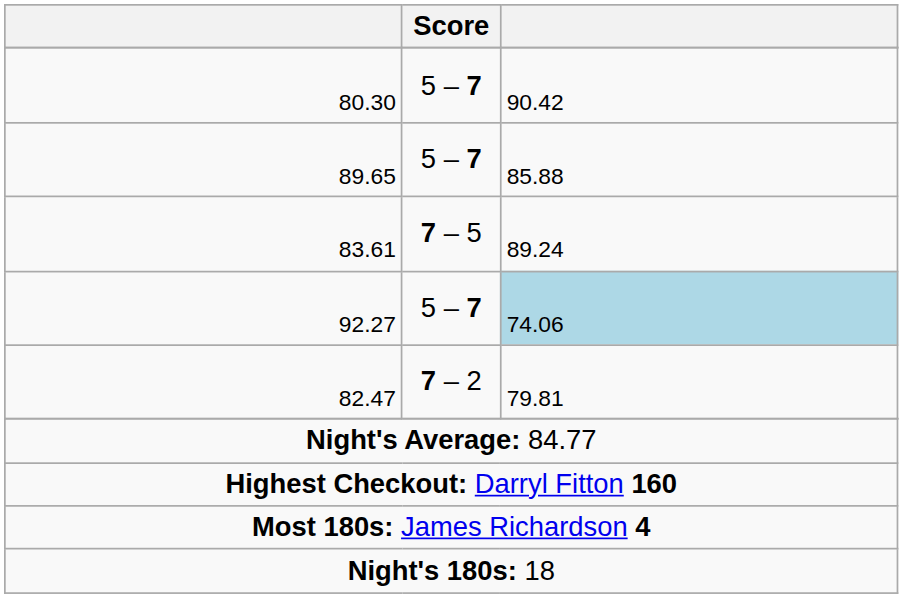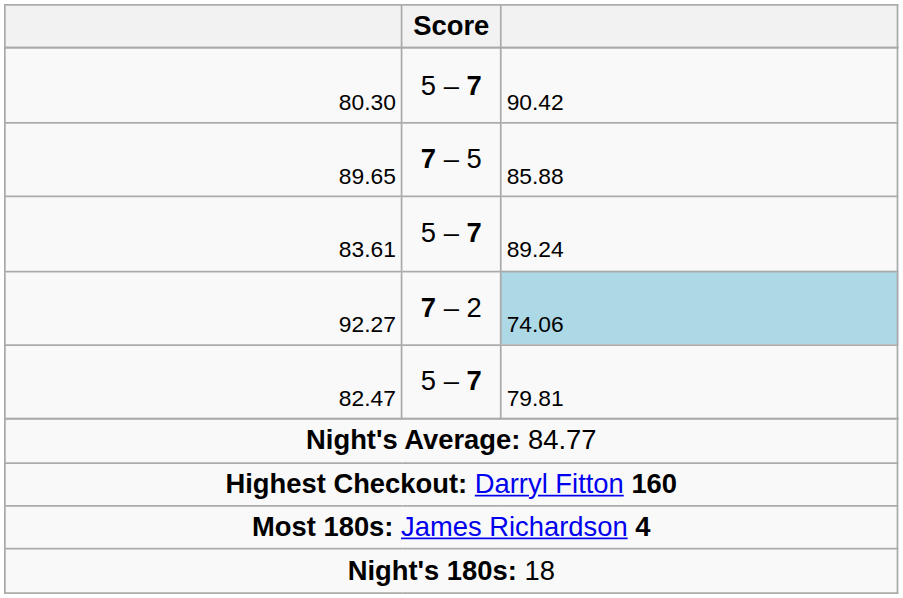(451, 159) 5 – 7 -> (451, 159) 7 – 5
(451, 233) 7 – 5 -> (451, 233) 5 – 7
(451, 307) 5 – 7 -> (451, 307) 7 – 2
(451, 381) 7 – 2 -> (451, 381) 5 – 7
